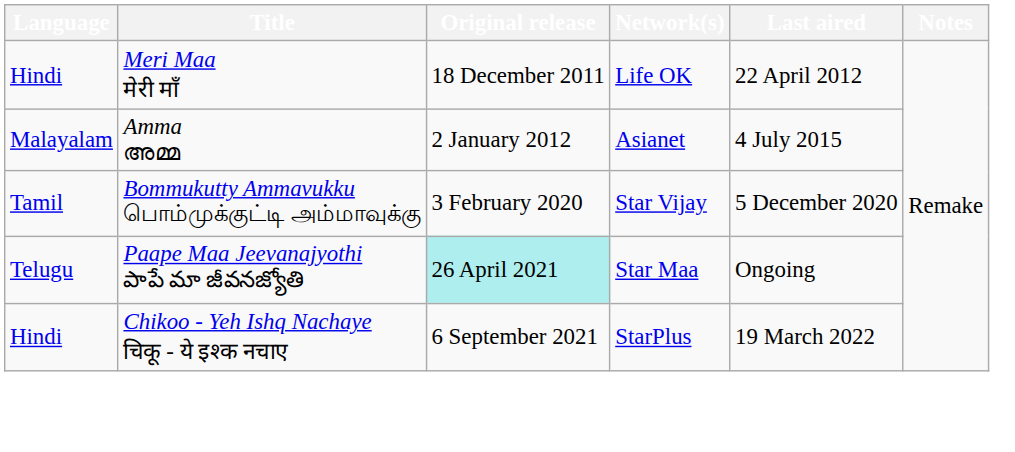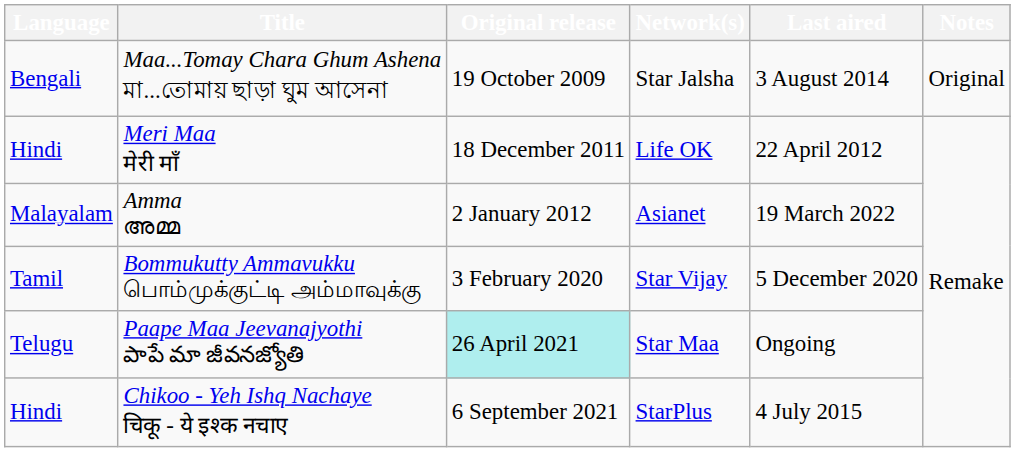+ row: (282, 74)
(788, 139) 4 July 2015 -> (825, 214) 19 March 2022
(805, 337) 19 March 2022 -> (809, 411) 4 July 2015
